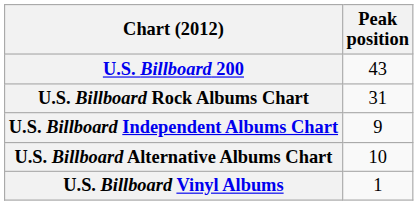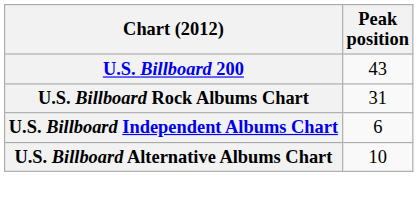(378, 127) 9 -> (378, 127) 6
- row: (173, 185)
